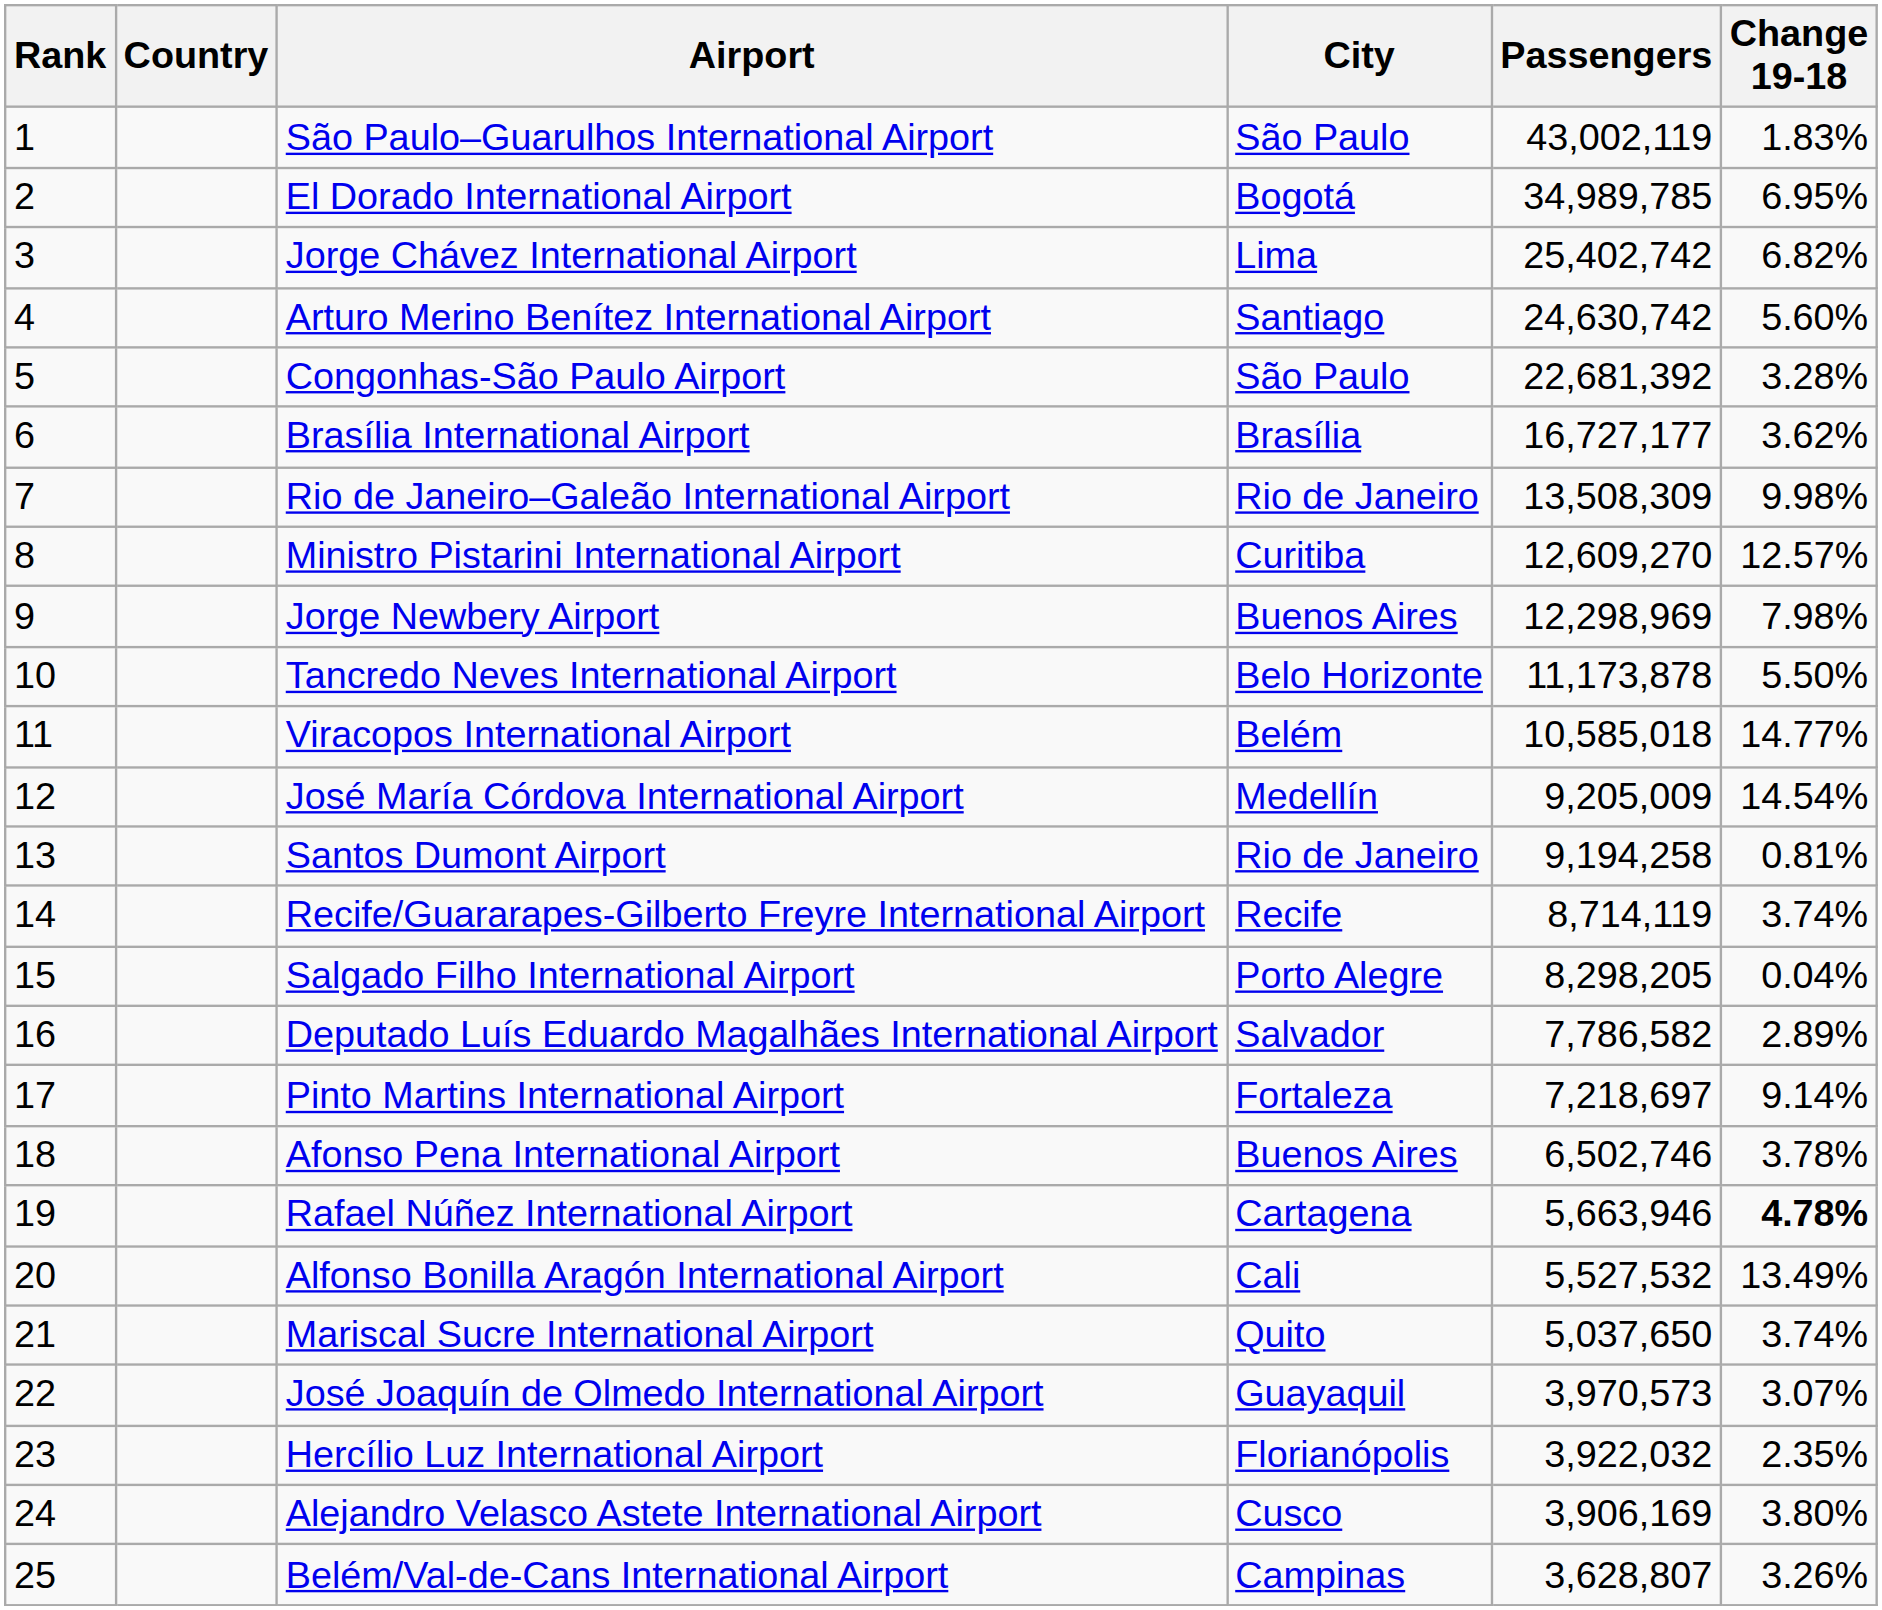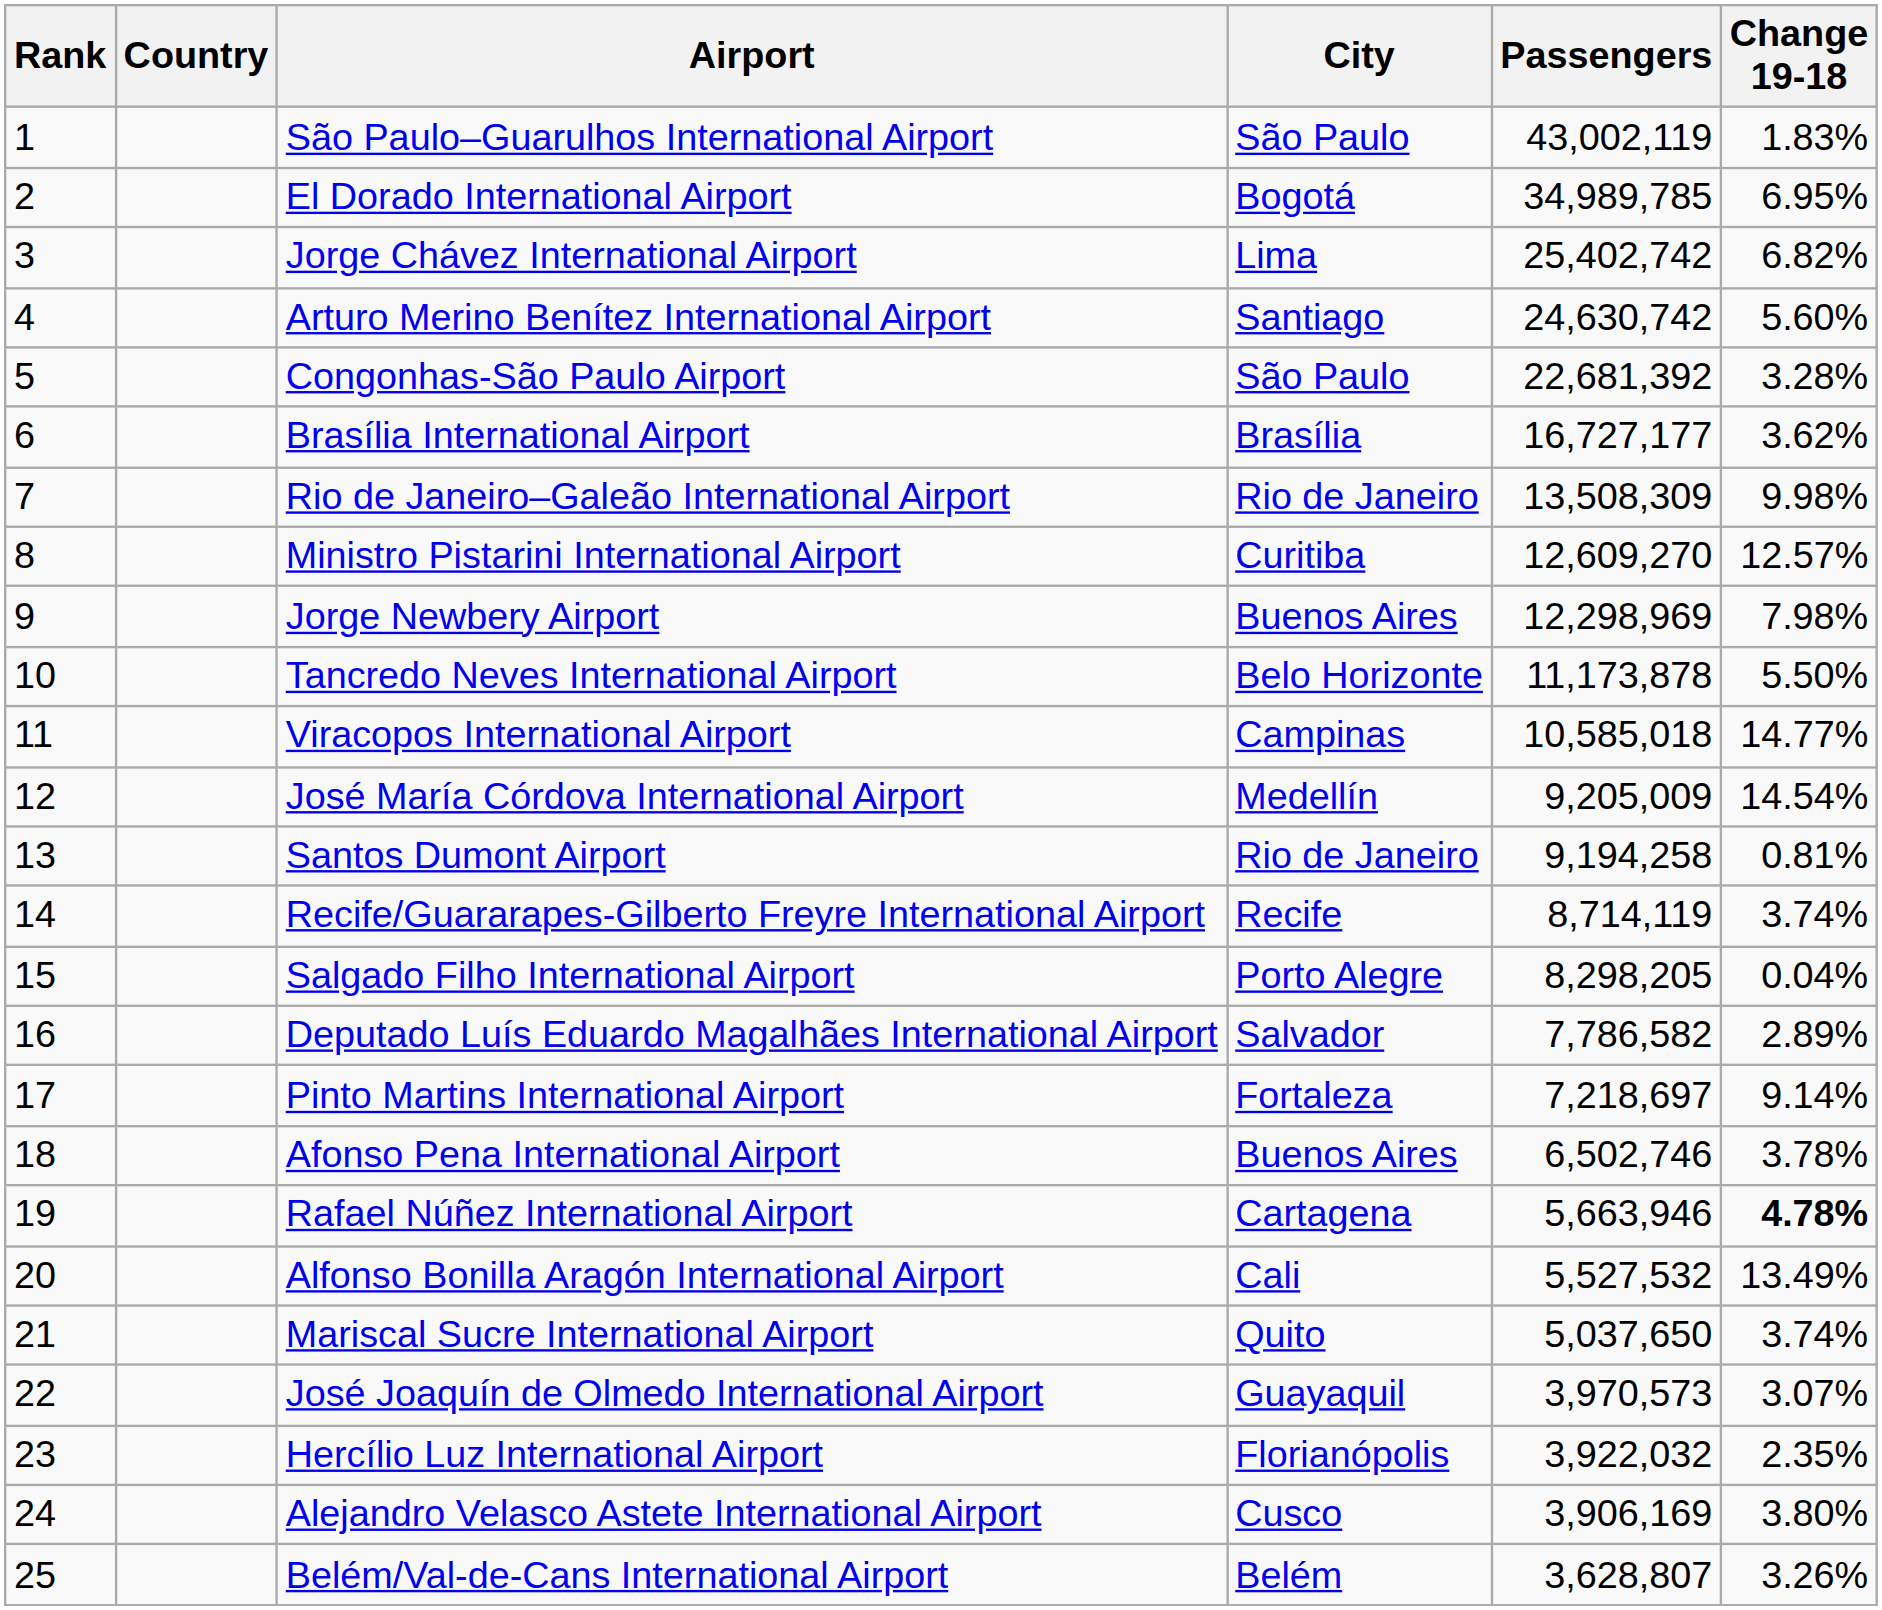(1289, 735) Belém -> (1320, 735) Campinas
(1320, 1574) Campinas -> (1289, 1574) Belém
